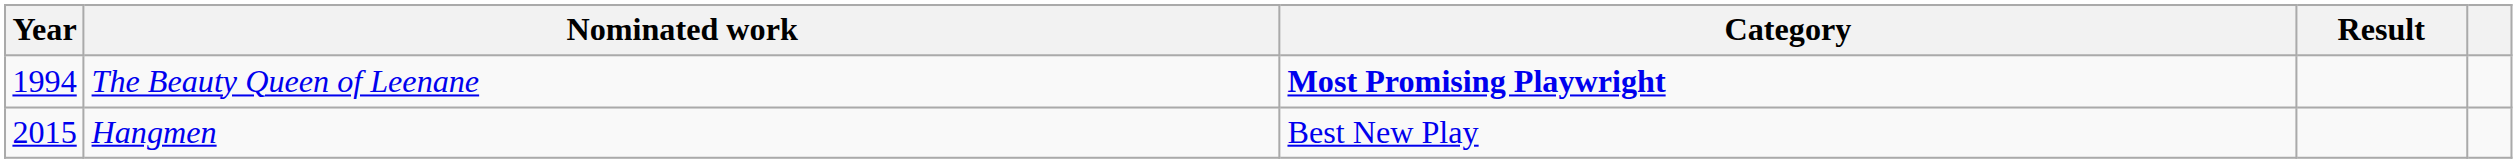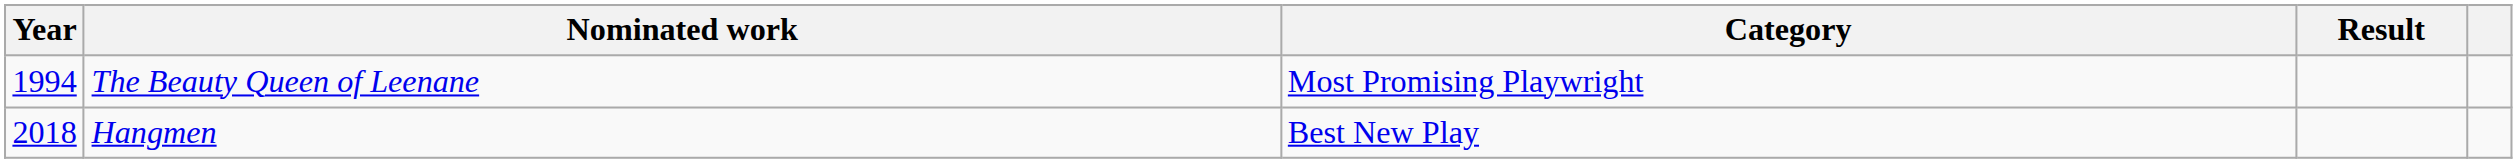(1477, 81) bold -> (1466, 81) normal
(45, 132) 2015 -> (45, 132) 2018
